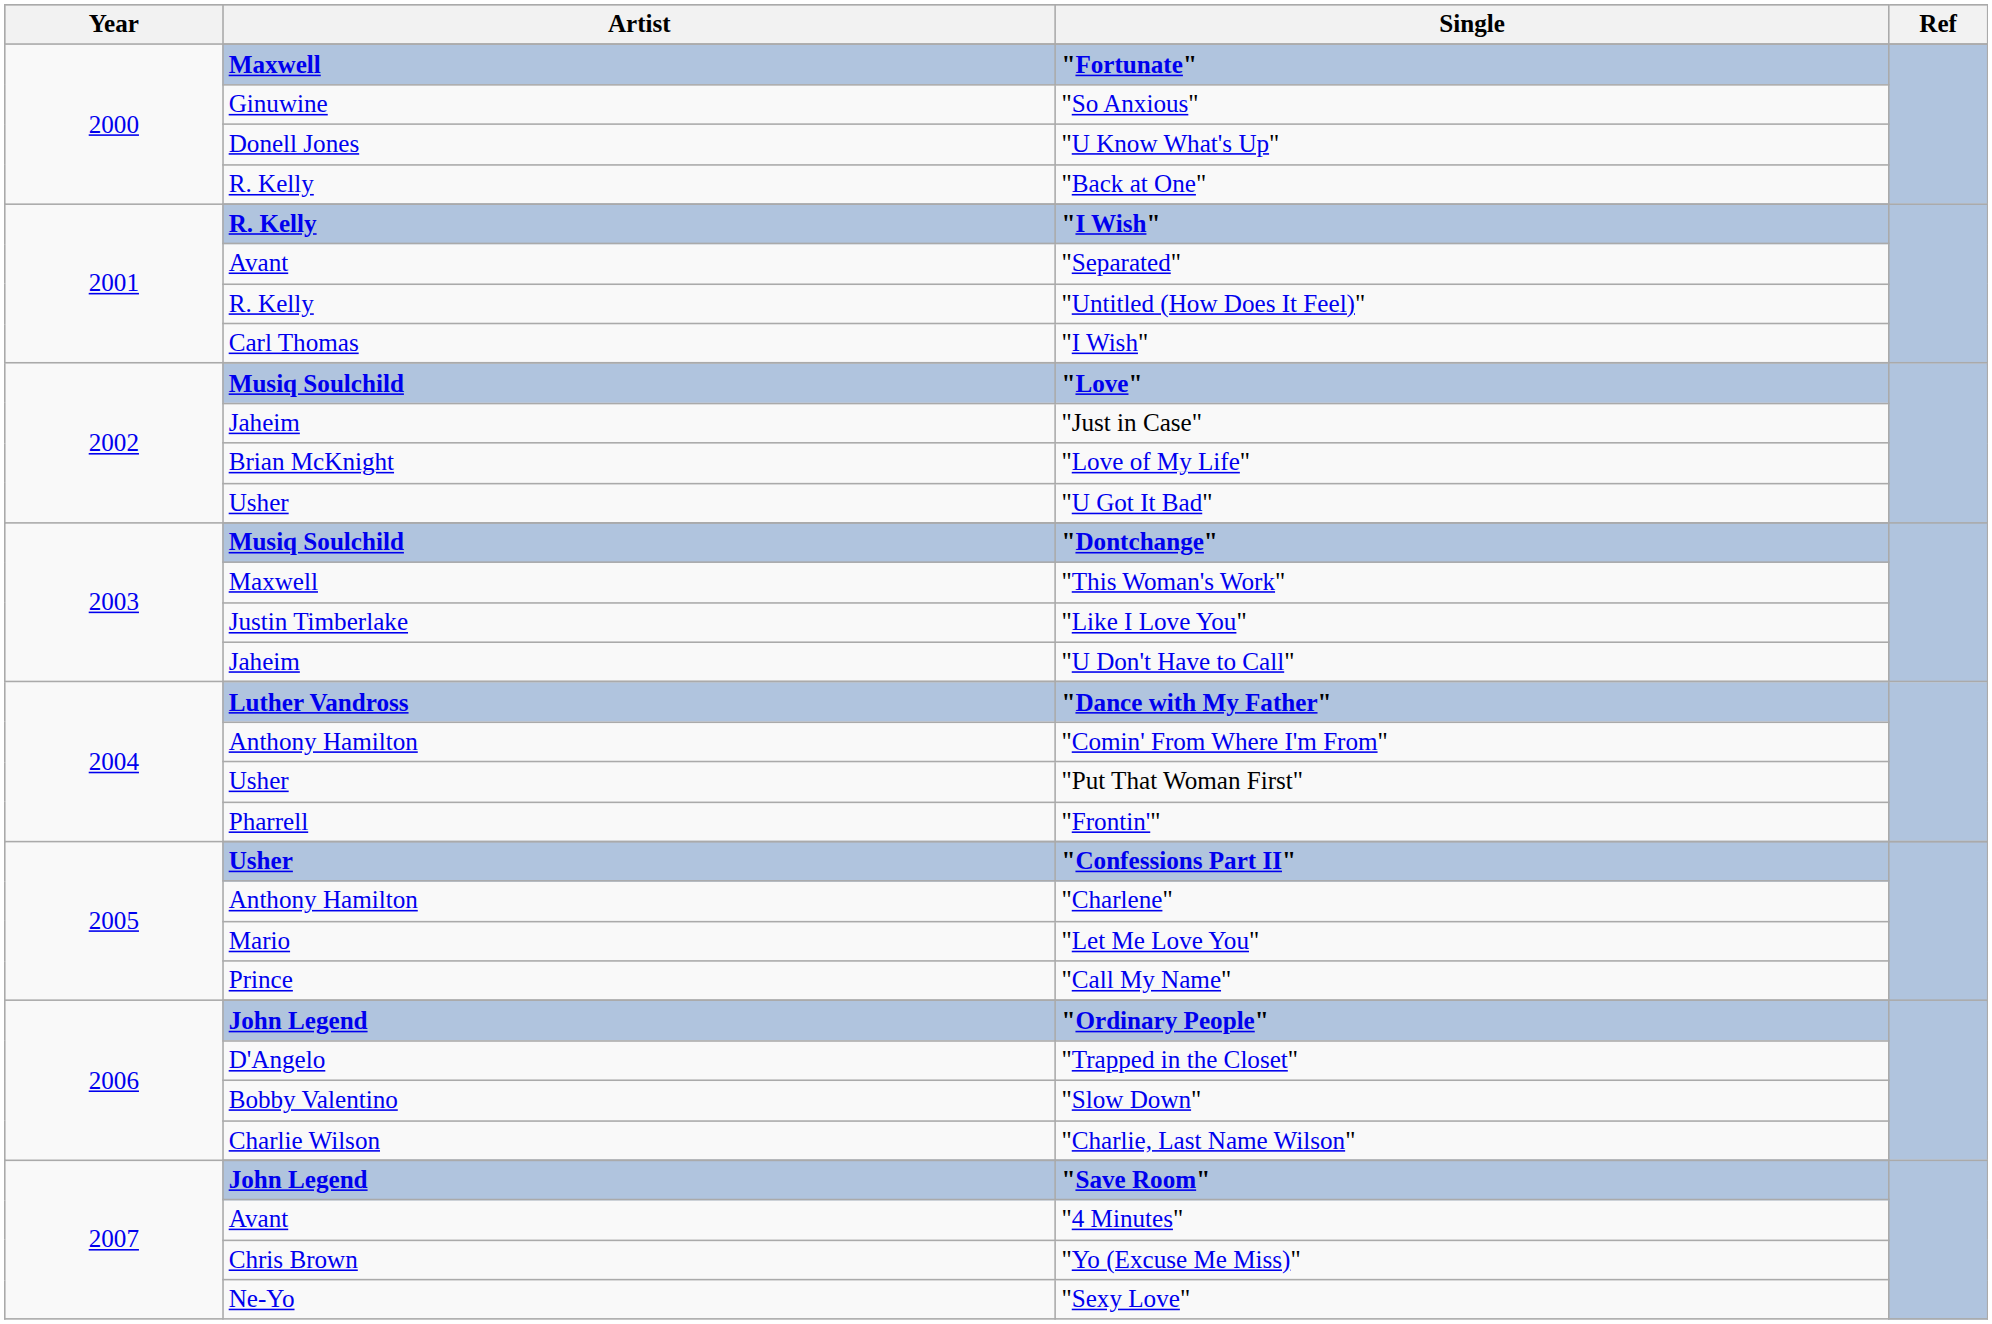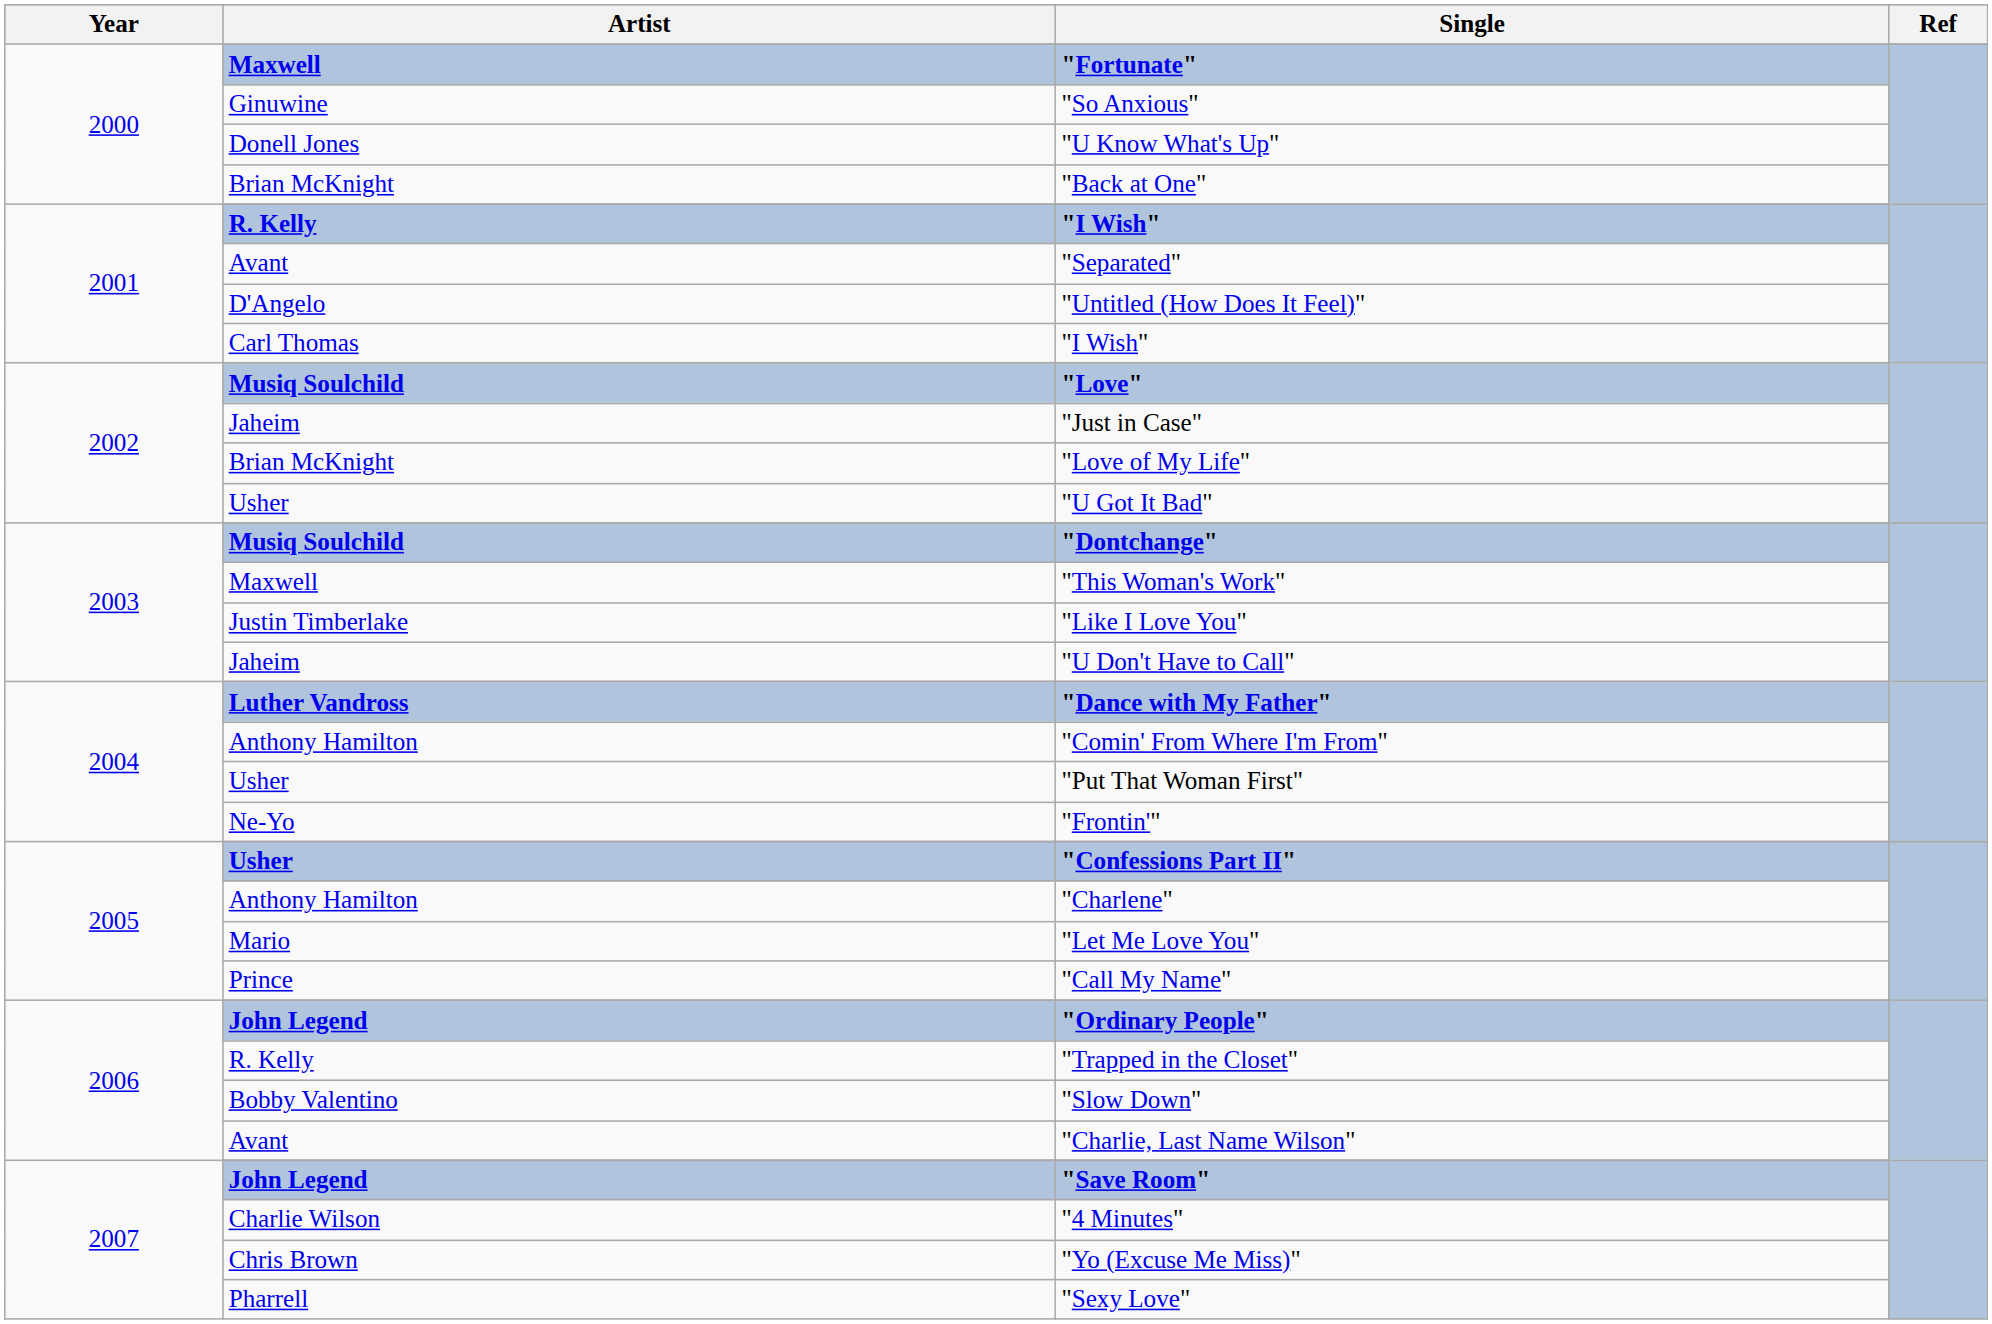(271, 183) R. Kelly -> (311, 183) Brian McKnight
(271, 303) R. Kelly -> (277, 303) D'Angelo
(268, 821) Pharrell -> (262, 821) Ne-Yo
(277, 1060) D'Angelo -> (271, 1060) R. Kelly
(304, 1139) Charlie Wilson -> (258, 1139) Avant
(258, 1219) Avant -> (304, 1219) Charlie Wilson
(262, 1299) Ne-Yo -> (268, 1299) Pharrell
